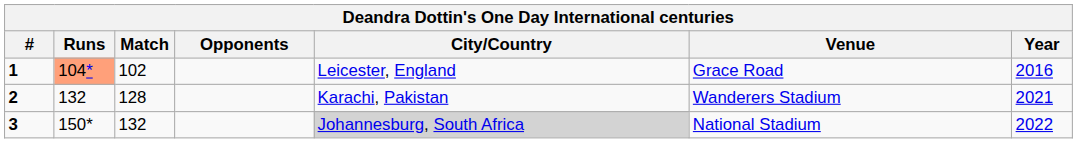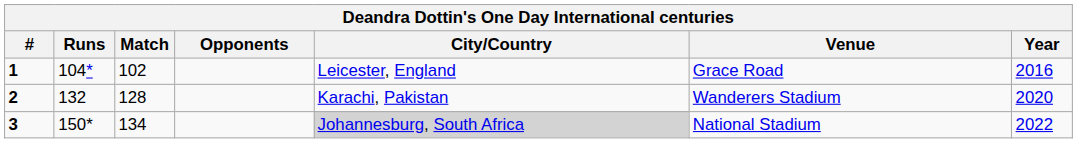(75, 71) lightsalmon background -> (75, 71) no background
(1034, 97) 2021 -> (1034, 97) 2020
(132, 124) 132 -> (132, 124) 134
